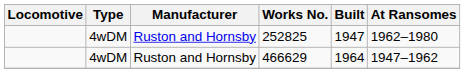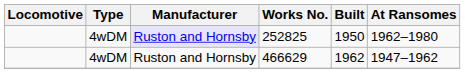(195, 36) no background -> (195, 36) lavender background
(350, 36) 1947 -> (350, 36) 1950
(350, 57) 1964 -> (350, 57) 1962
